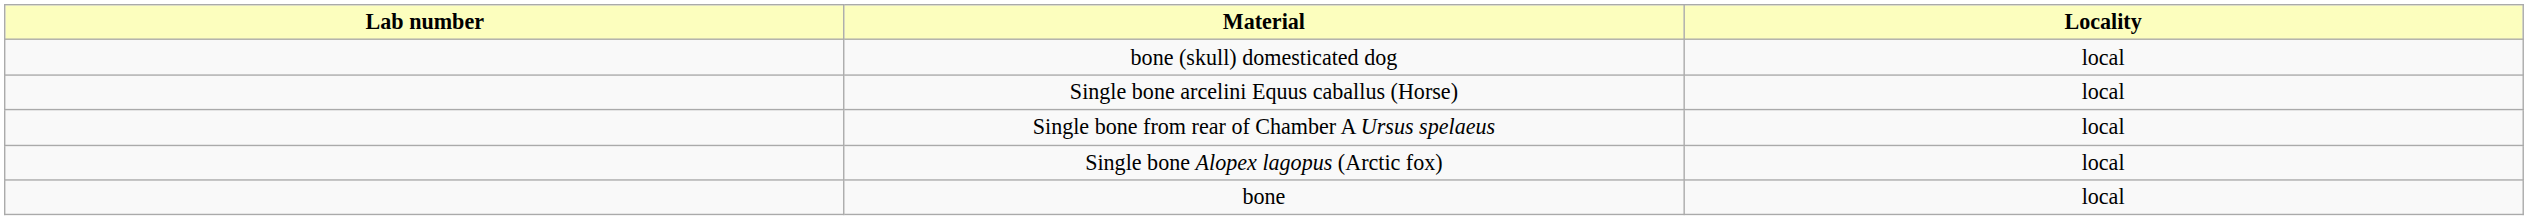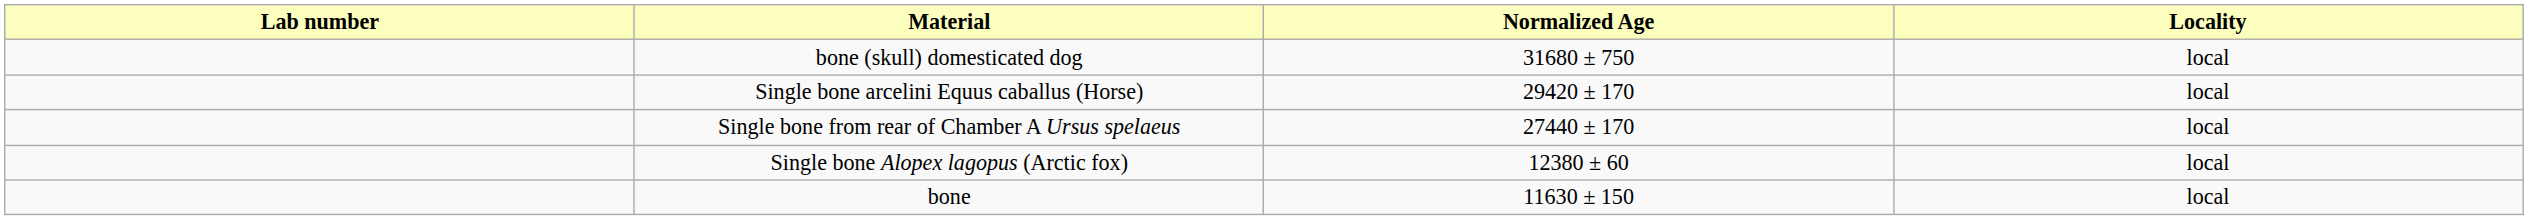+ column: (1579, 22)
